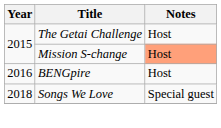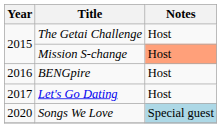+ row: (78, 93)
(20, 93) 2018 -> (20, 113) 2020
(181, 93) no background -> (181, 113) lightblue background
